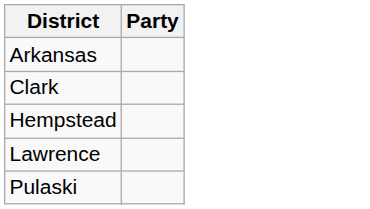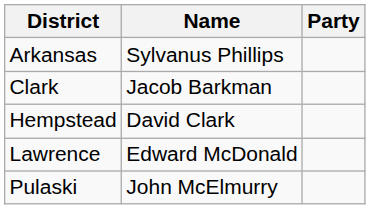+ column: (212, 21)
